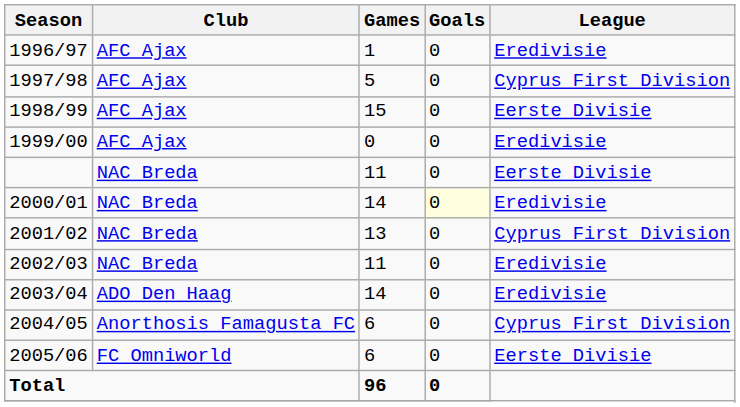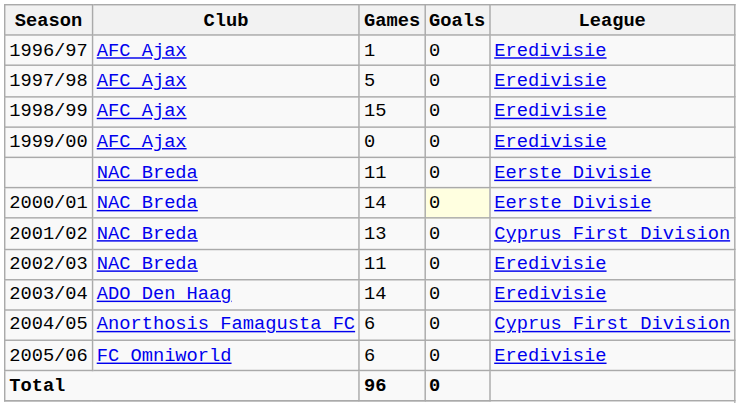(612, 81) Cyprus First Division -> (550, 81) Eredivisie
(573, 112) Eerste Divisie -> (550, 112) Eredivisie
(550, 203) Eredivisie -> (573, 203) Eerste Divisie
(573, 356) Eerste Divisie -> (550, 356) Eredivisie
